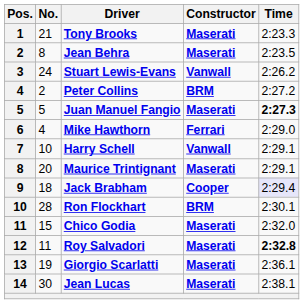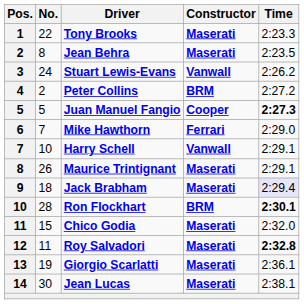(45, 33) 21 -> (45, 33) 22
(211, 110) Maserati -> (207, 110) Cooper
(42, 130) 4 -> (42, 130) 7
(45, 168) 20 -> (45, 168) 26
(207, 187) Cooper -> (211, 187) Maserati
(278, 207) normal -> (279, 207) bold
